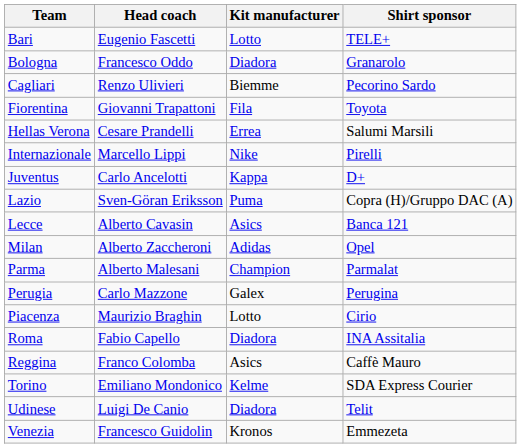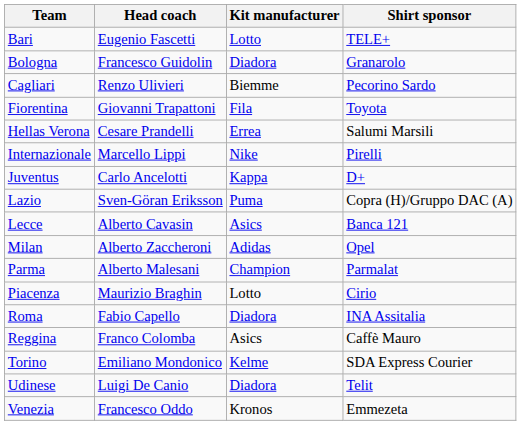(145, 62) Francesco Oddo -> (155, 62) Francesco Guidolin
- row: (30, 293)
(155, 431) Francesco Guidolin -> (145, 408) Francesco Oddo
